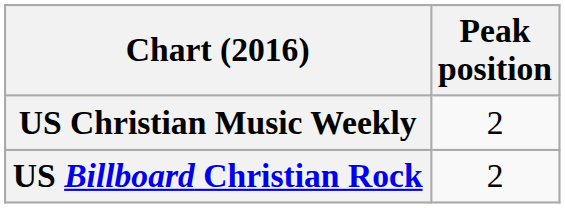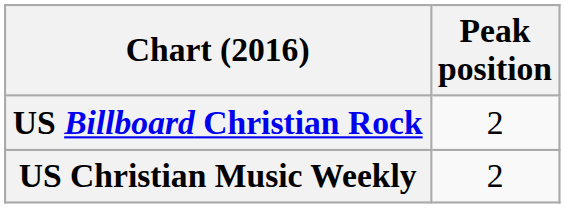rows swapped: (218, 175) <-> (218, 122)
